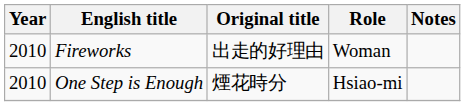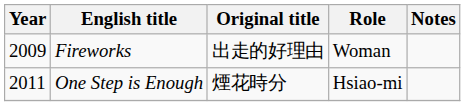(28, 50) 2010 -> (28, 50) 2009
(28, 83) 2010 -> (27, 83) 2011
